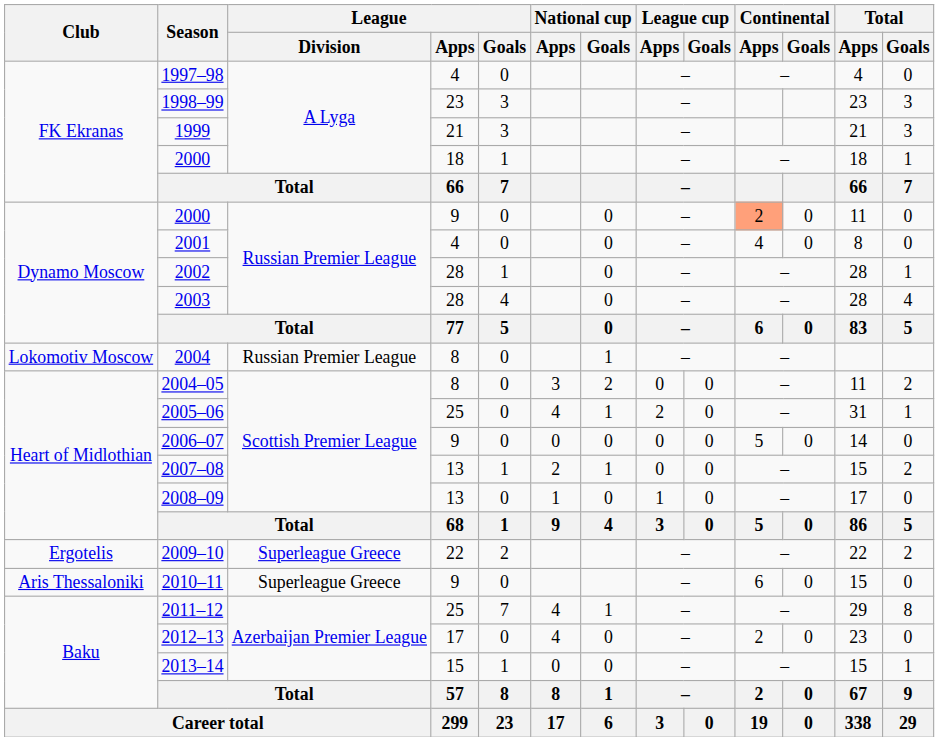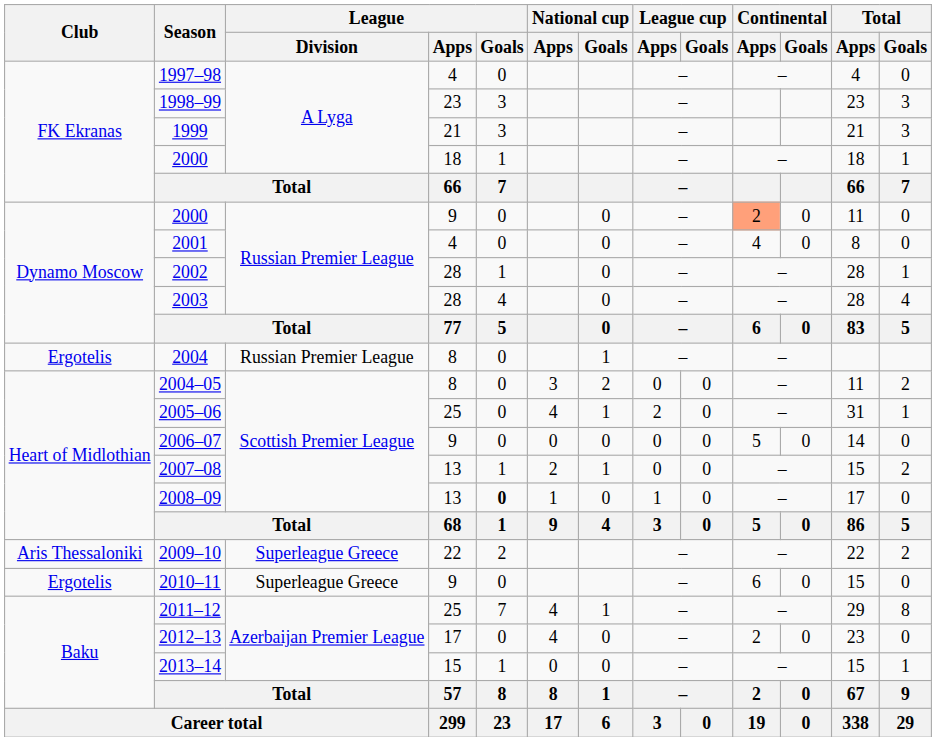(81, 356) Lokomotiv Moscow -> (80, 356) Ergotelis
(505, 497) normal -> (502, 497) bold
(81, 553) Ergotelis -> (80, 553) Aris Thessaloniki
(81, 581) Aris Thessaloniki -> (80, 581) Ergotelis
